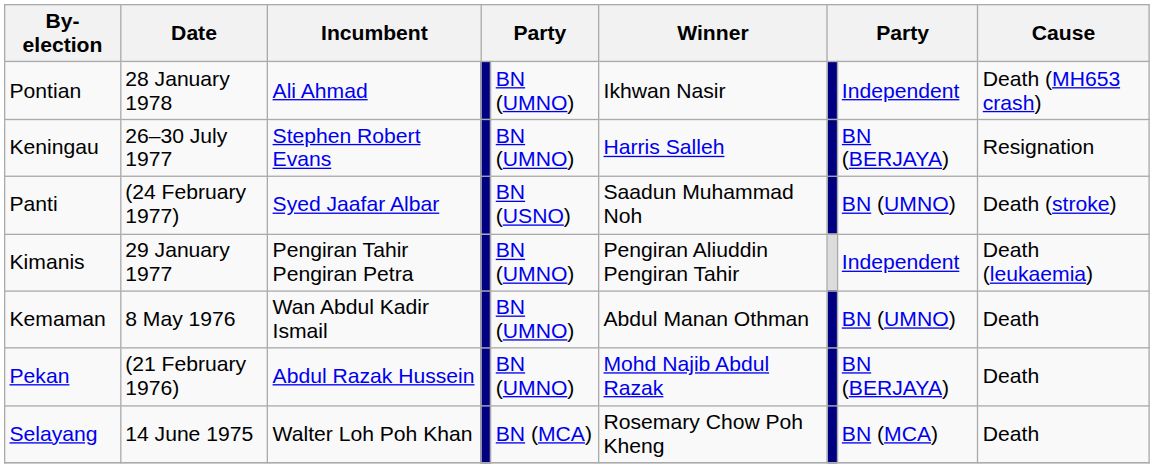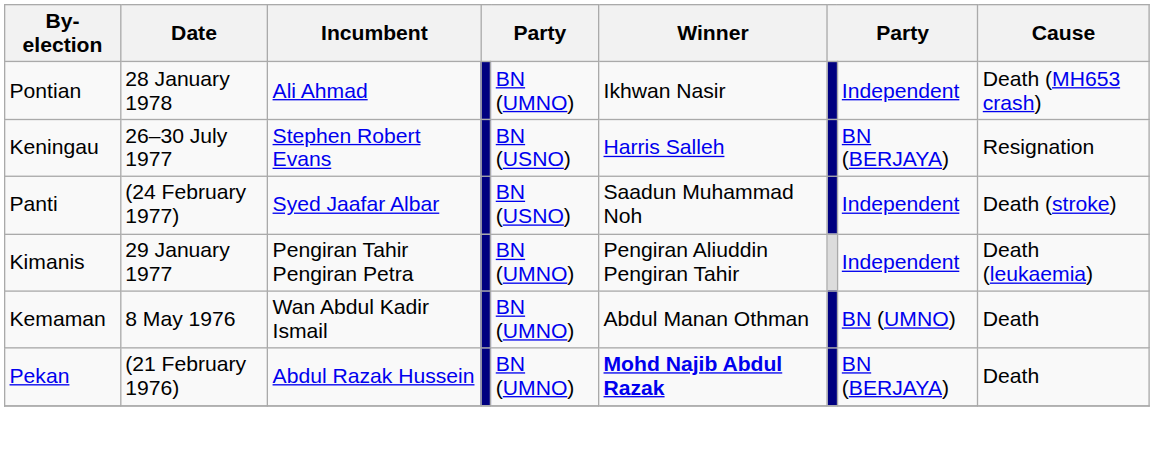(535, 147) BN (UMNO) -> (533, 147) BN (USNO)
(899, 204) BN (UMNO) -> (901, 204) Independent
(686, 376) normal -> (693, 376) bold
- row: (54, 433)
